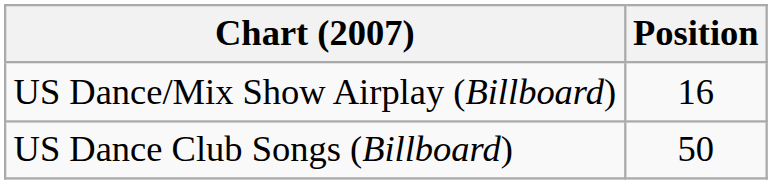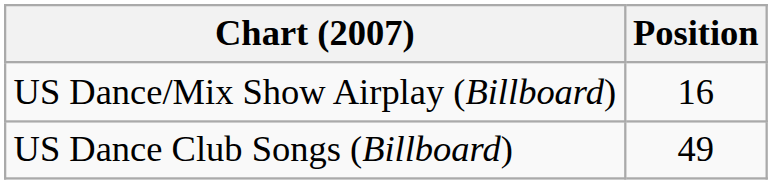(696, 149) 50 -> (696, 149) 49
